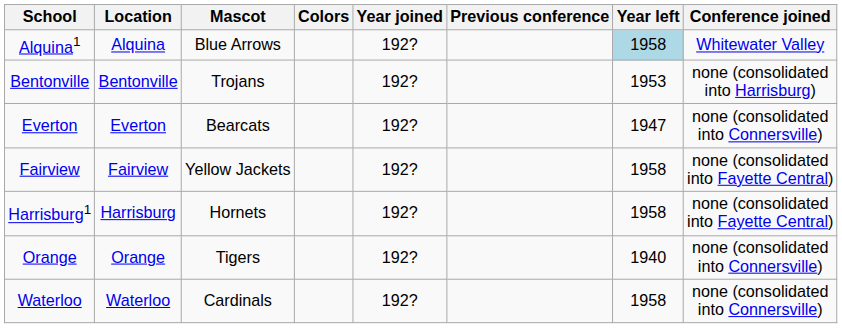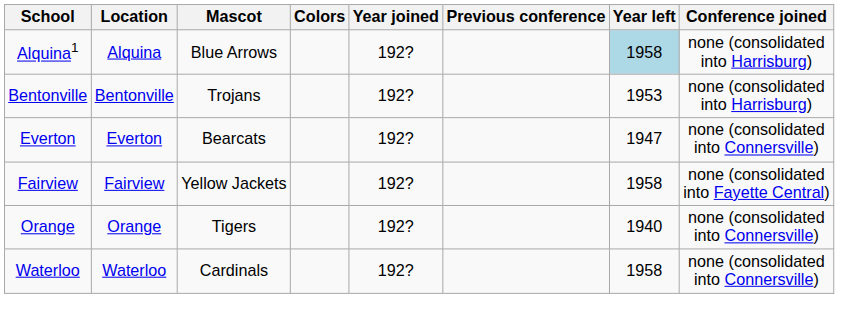(760, 45) Whitewater Valley -> (756, 52) none (consolidated into Harrisburg)
- row: (50, 213)
